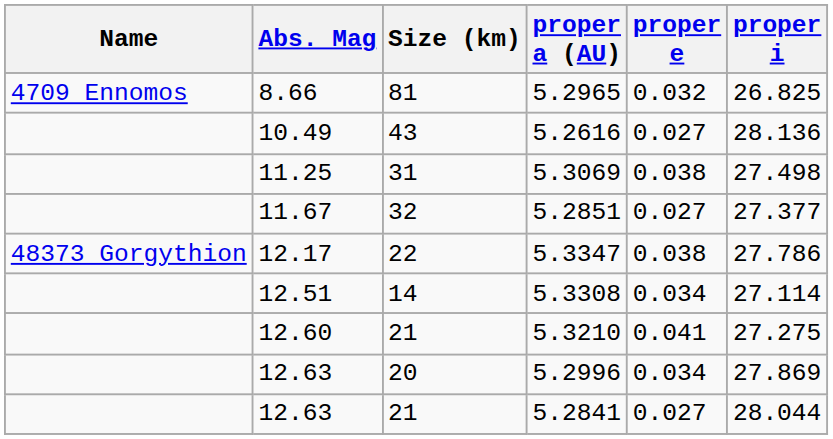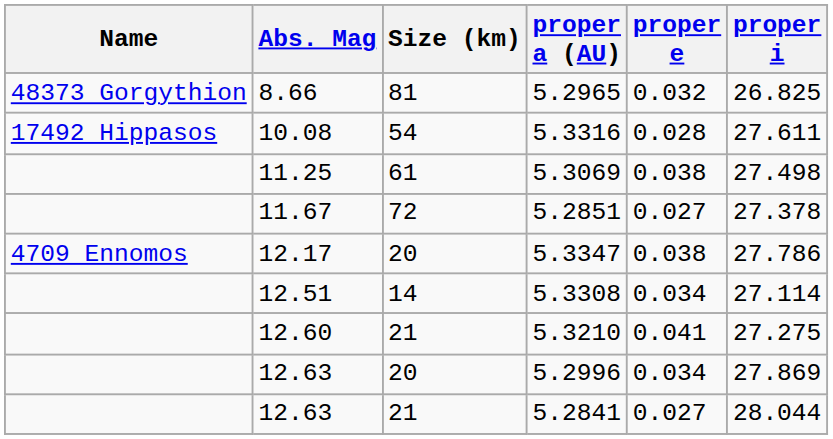(99, 93) 4709 Ennomos -> (129, 93) 48373 Gorgythion
+ row: (577, 133)
- row: (577, 133)
(403, 173) 31 -> (403, 173) 61
(403, 213) 32 -> (403, 213) 72
(777, 213) 27.377 -> (777, 213) 27.378
(129, 254) 48373 Gorgythion -> (99, 254) 4709 Ennomos
(403, 254) 22 -> (403, 254) 20
